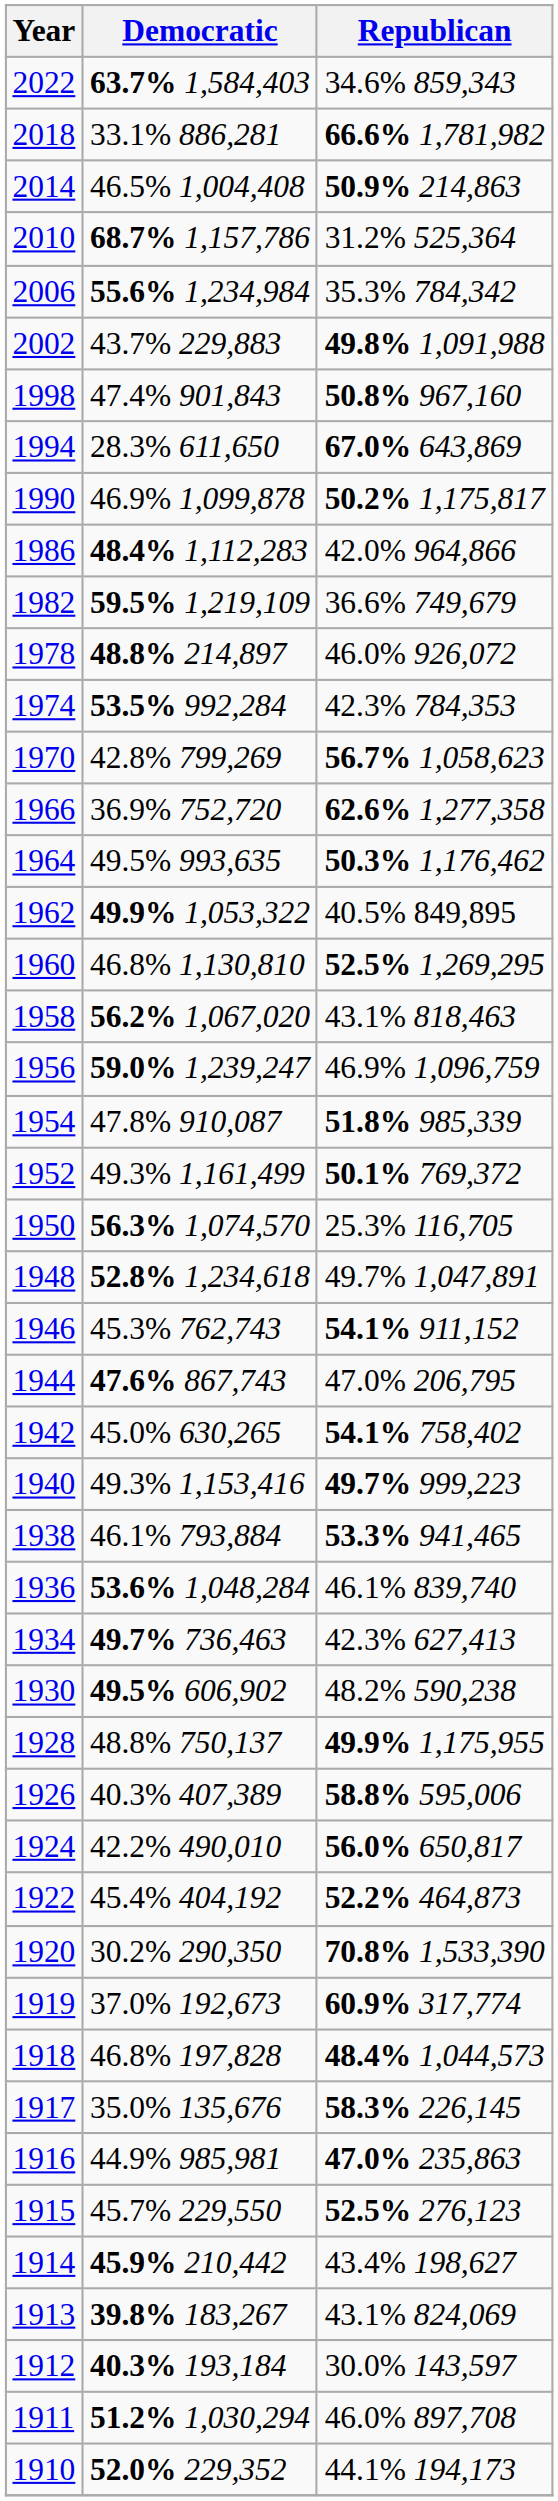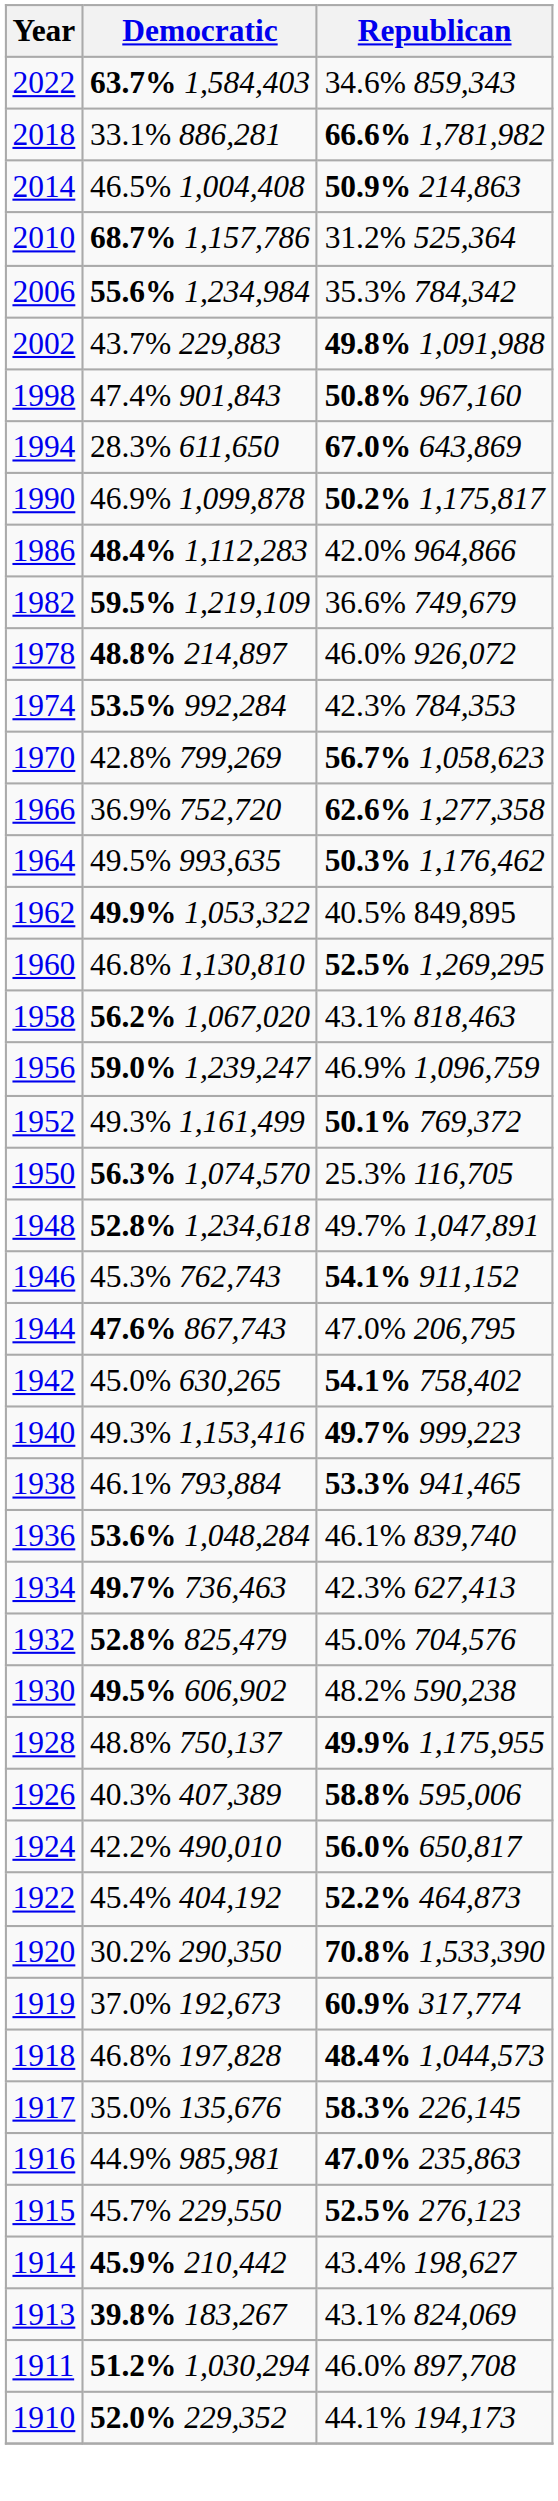- row: (44, 1120)
+ row: (44, 1639)
- row: (44, 2365)
